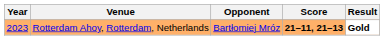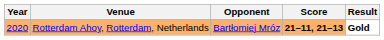(17, 28) 2023 -> (17, 28) 2020
